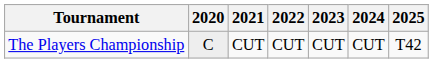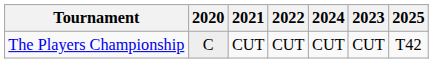columns swapped: (328, 18) <-> (368, 18)
